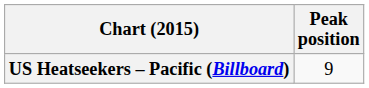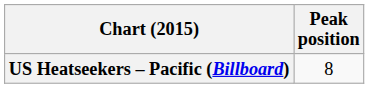(329, 68) 9 -> (329, 68) 8
